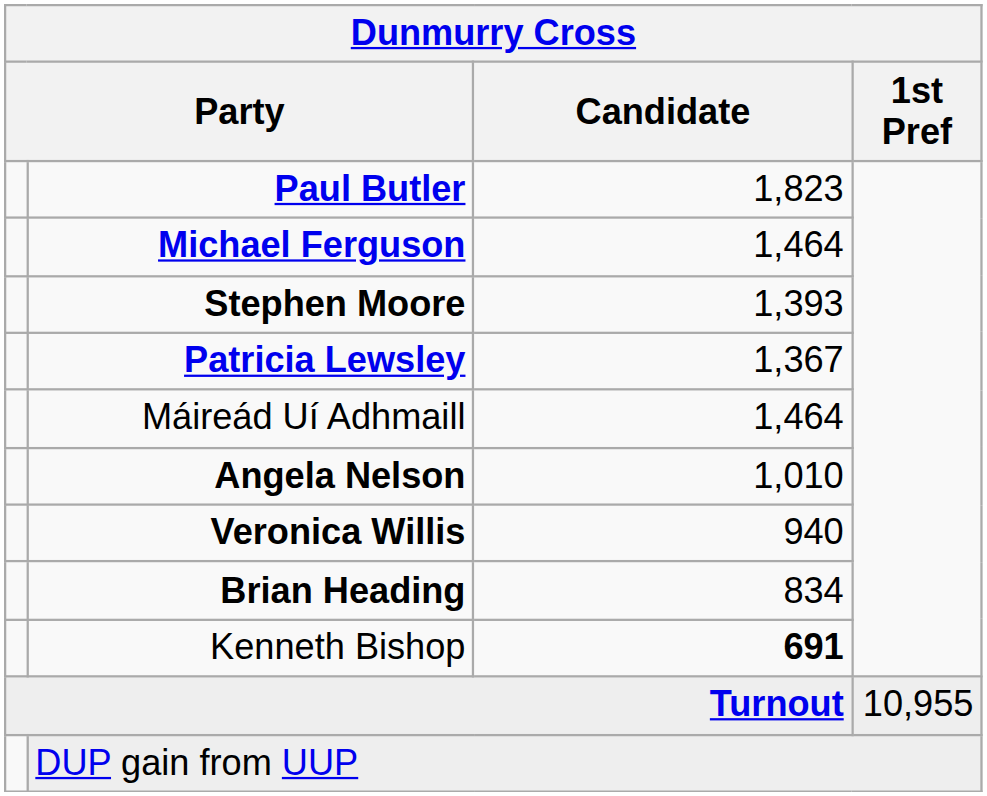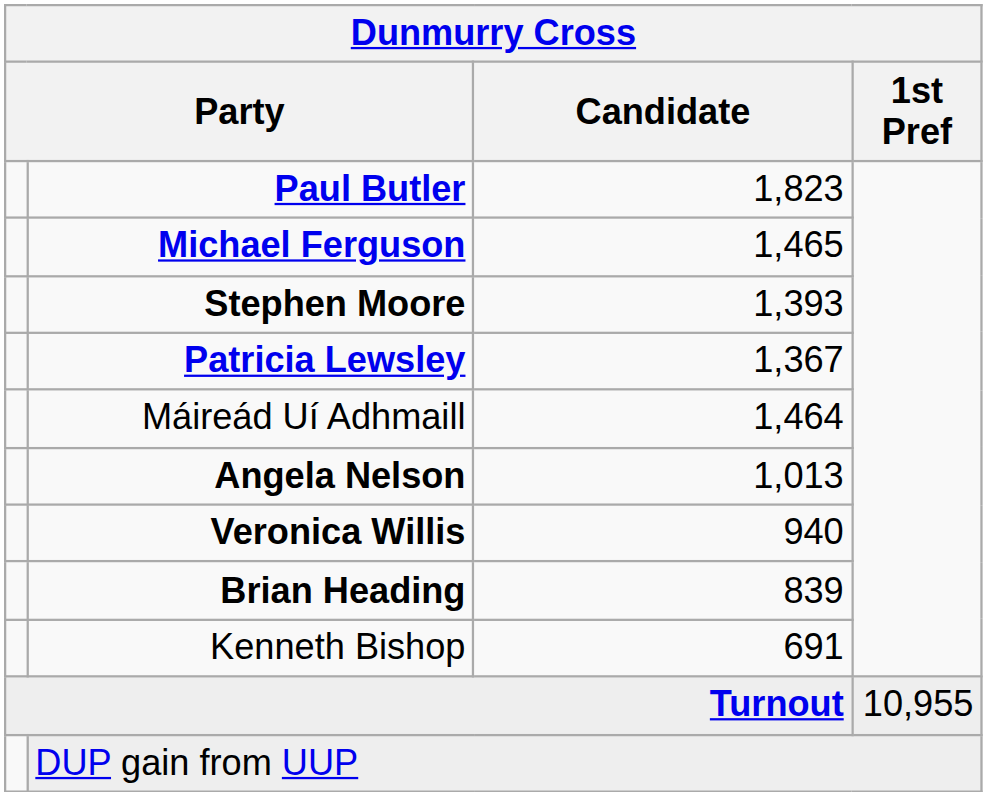(798, 245) 1,464 -> (798, 245) 1,465
(798, 475) 1,010 -> (798, 475) 1,013
(814, 589) 834 -> (814, 589) 839
(814, 647) bold -> (814, 647) normal
